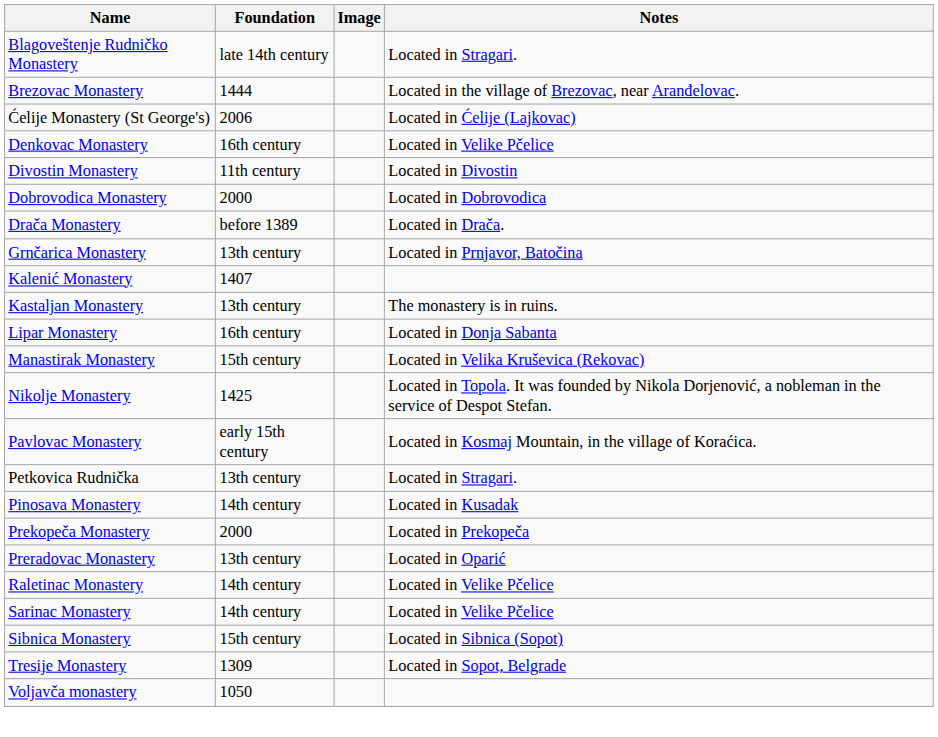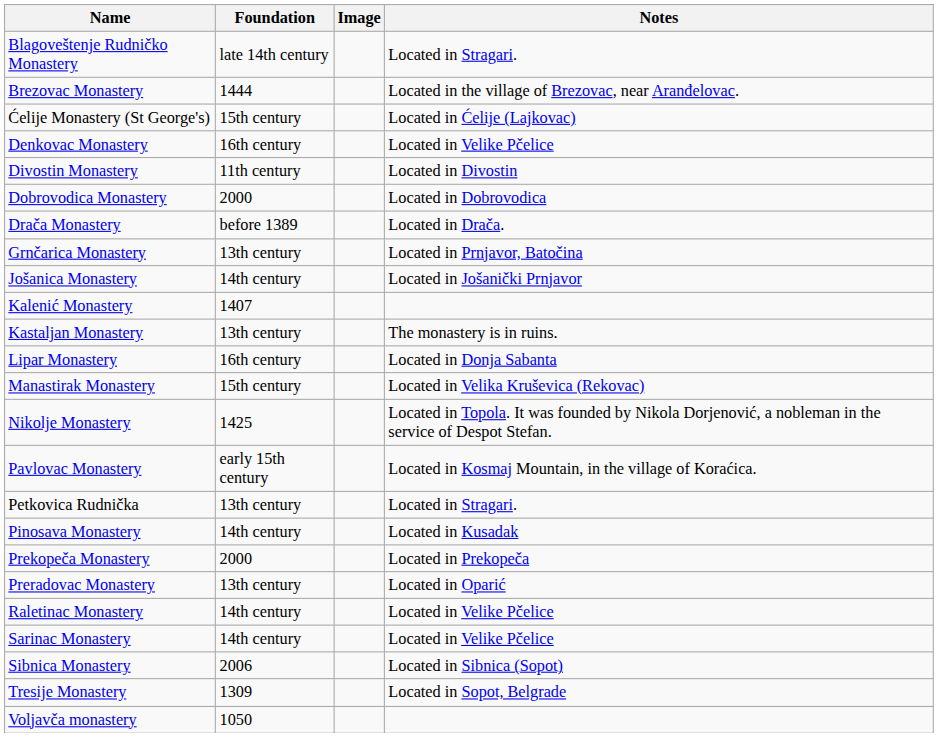(236, 117) 2006 -> (260, 117) 15th century
+ row: (73, 278)
(260, 639) 15th century -> (236, 665) 2006
